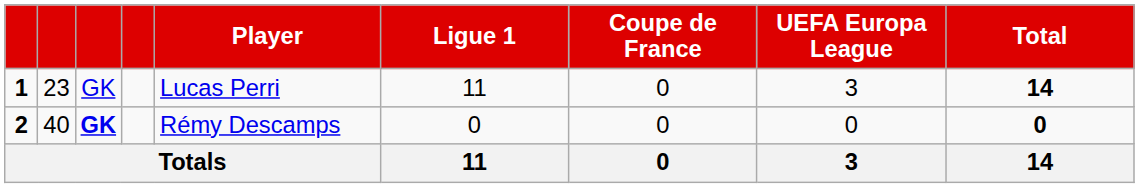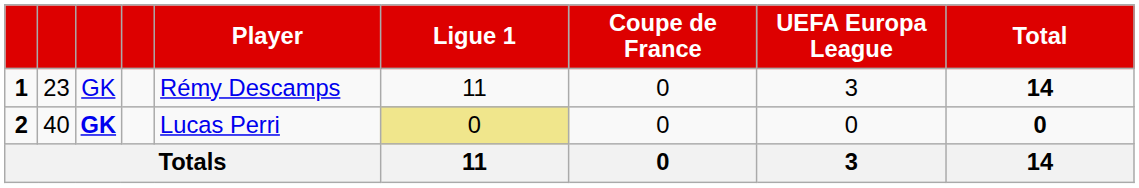(220, 87) Lucas Perri -> (250, 87) Rémy Descamps
(250, 125) Rémy Descamps -> (220, 125) Lucas Perri
(474, 125) no background -> (474, 125) khaki background
